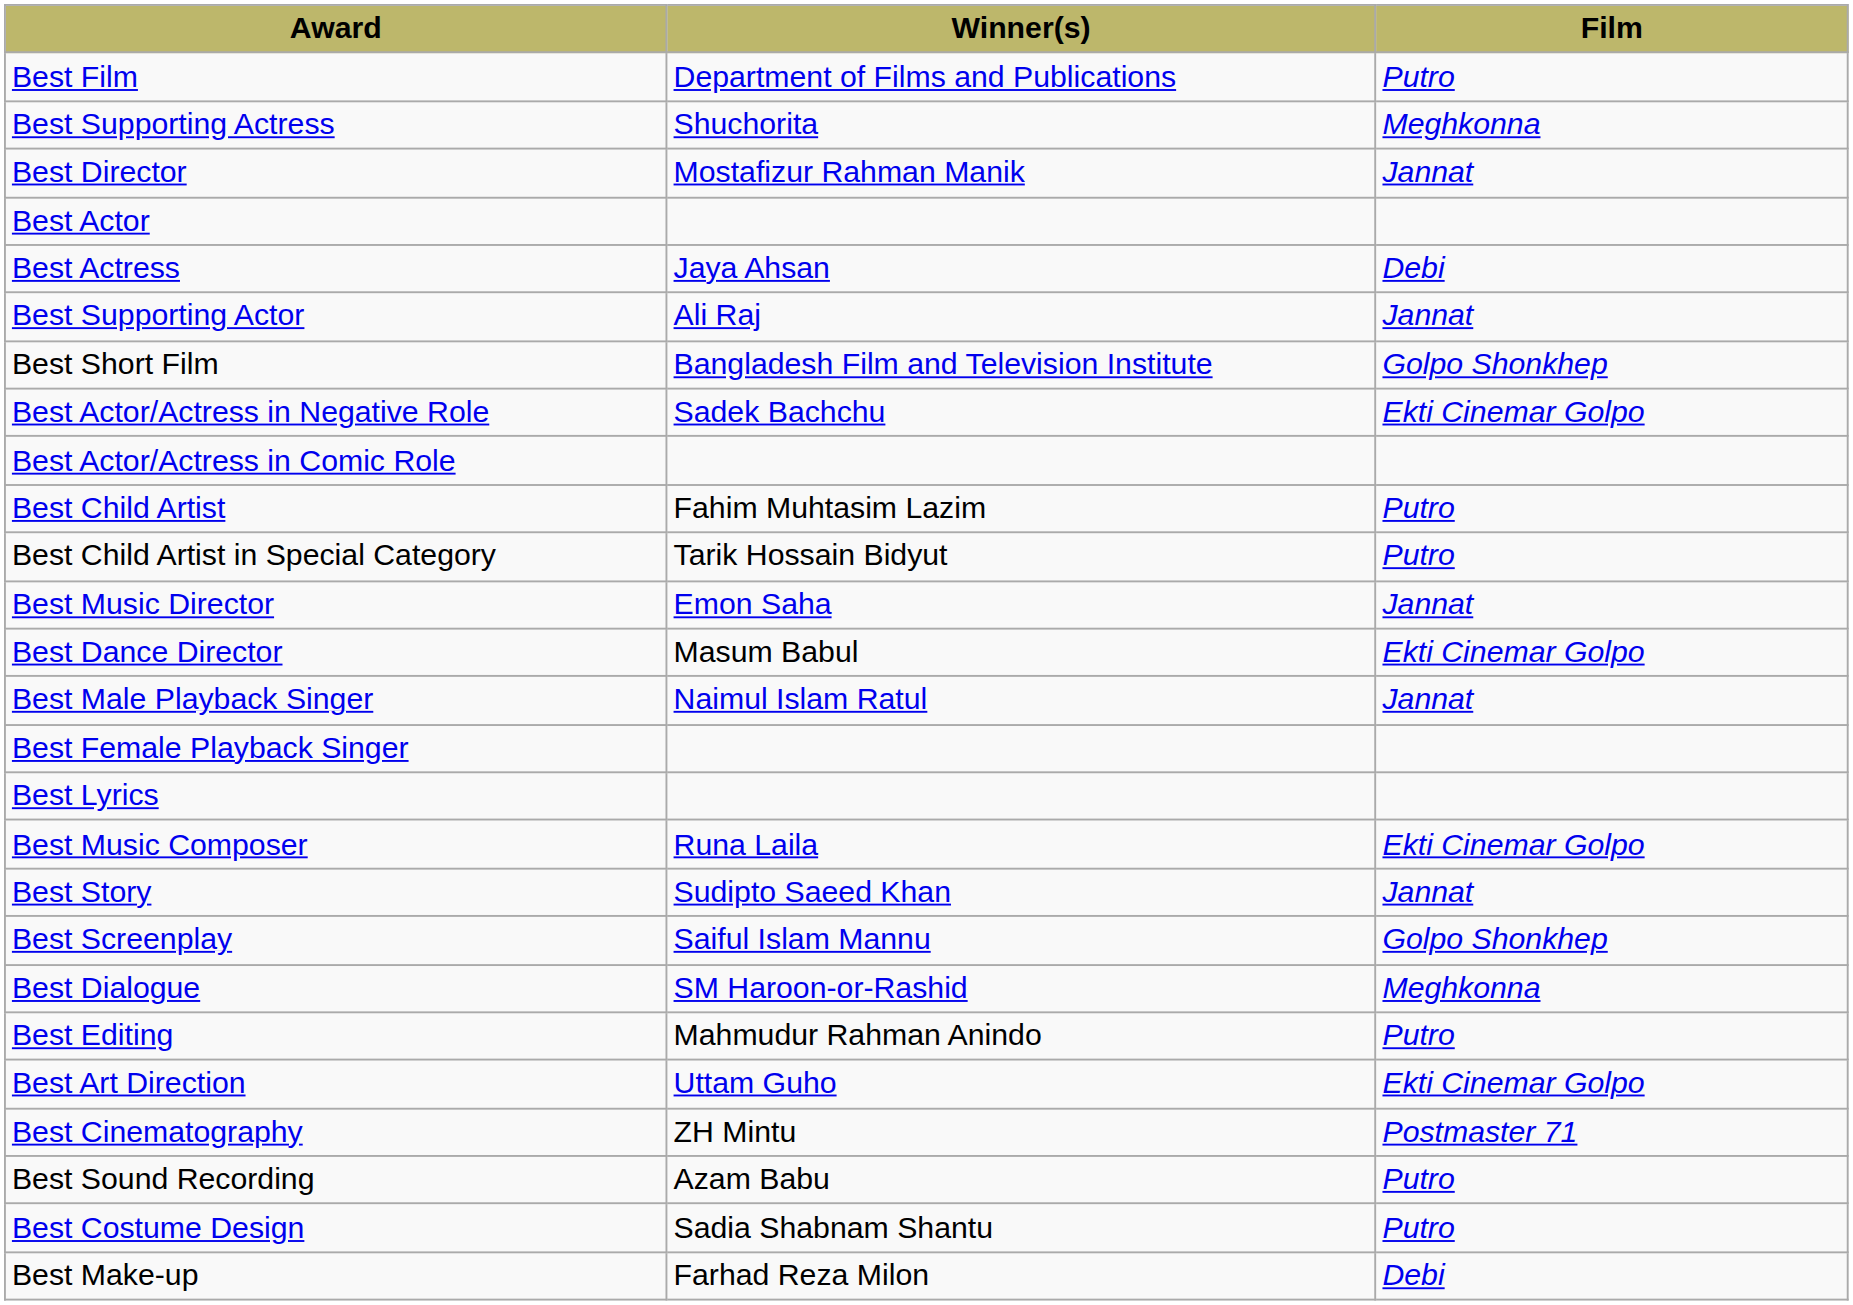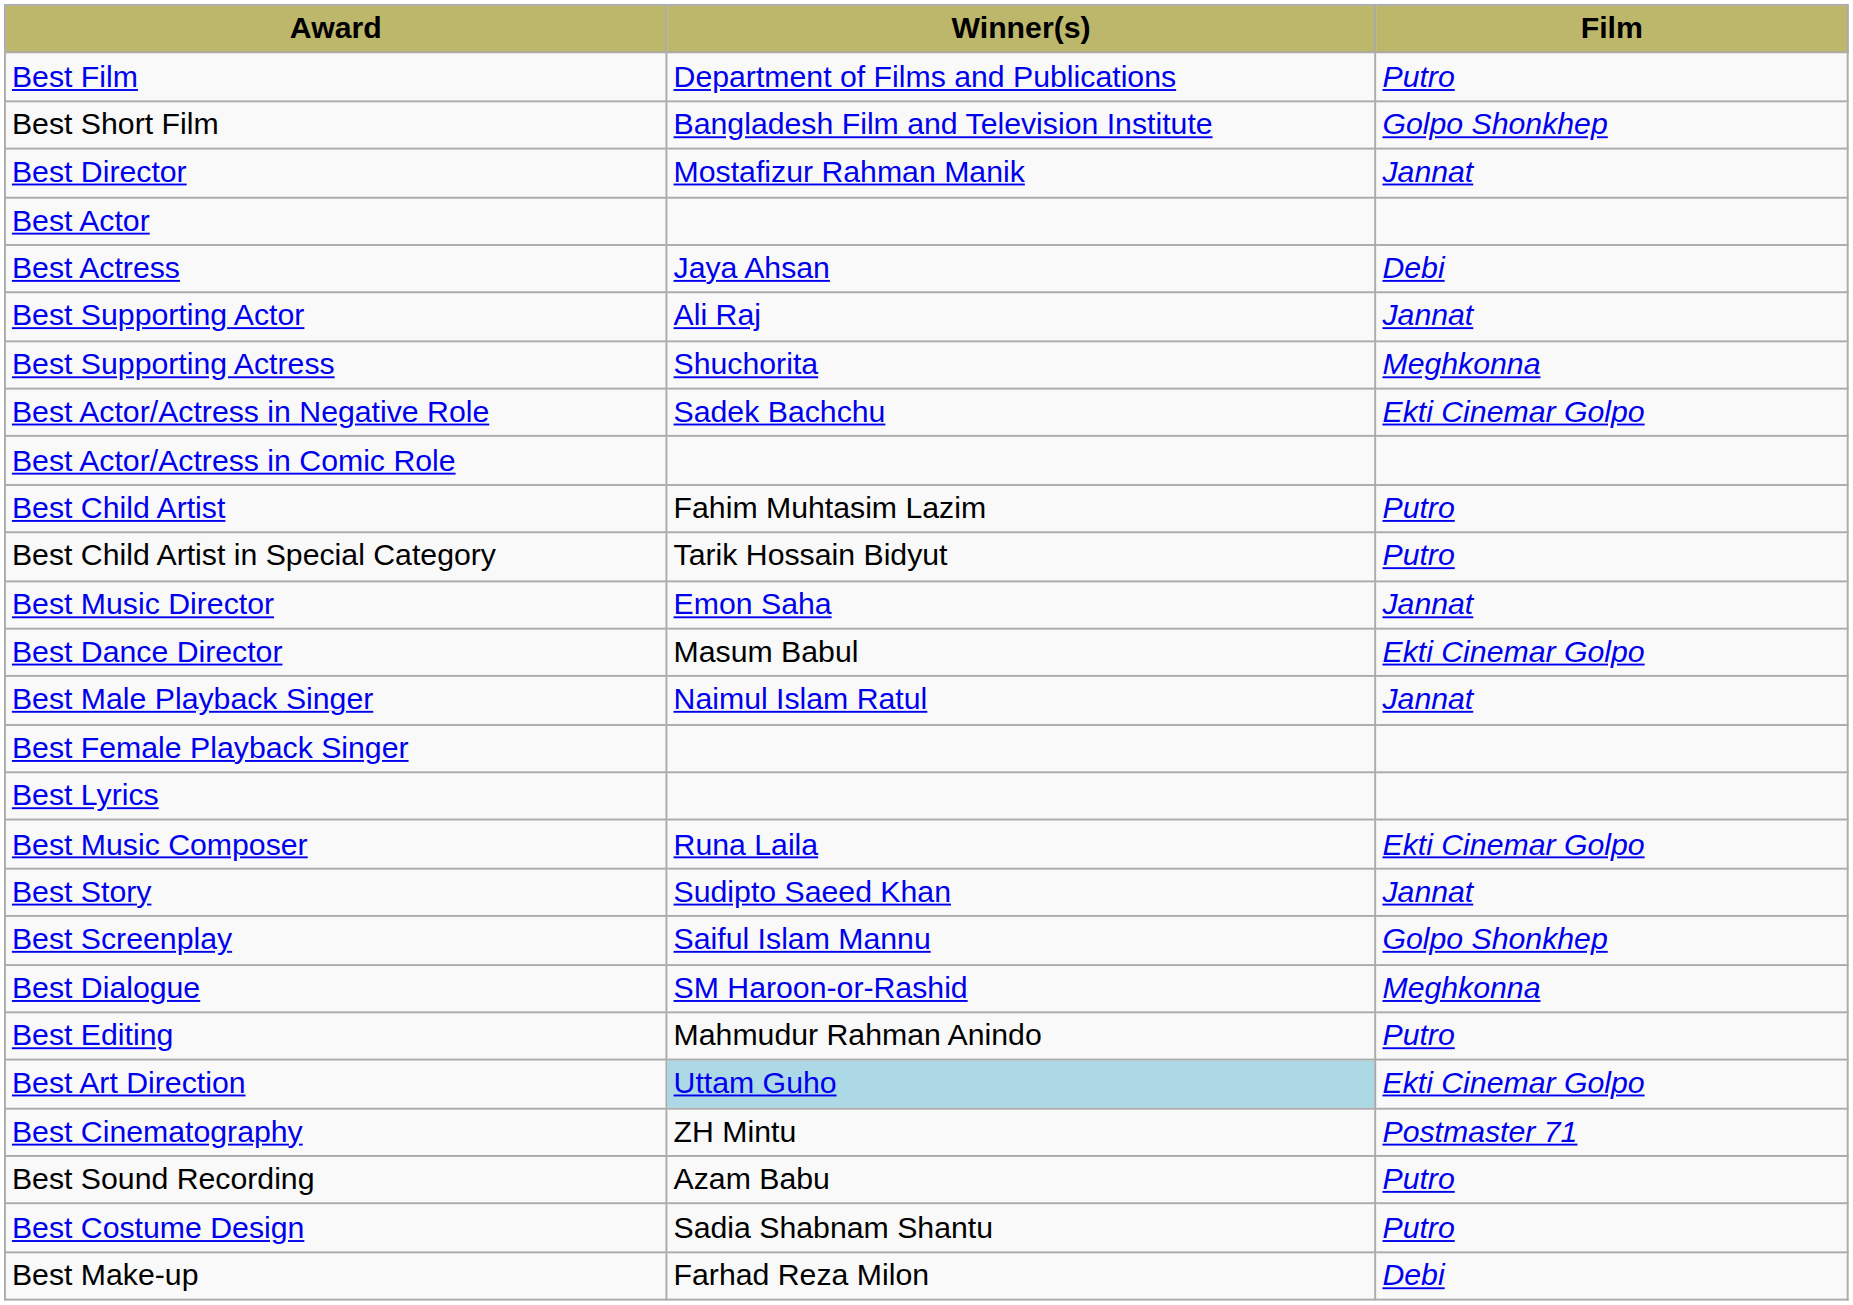rows swapped: (115, 364) <-> (173, 124)
(755, 1083) no background -> (755, 1083) lightblue background
